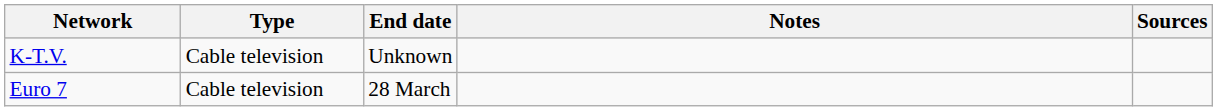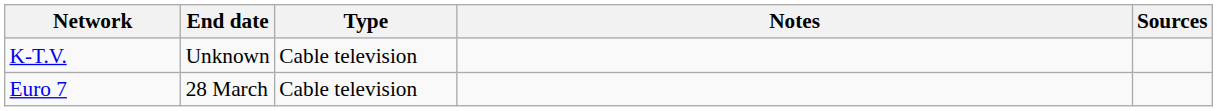columns swapped: (272, 21) <-> (410, 21)
